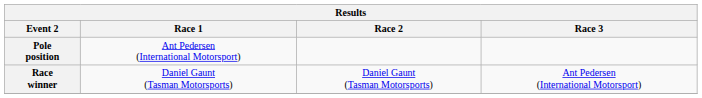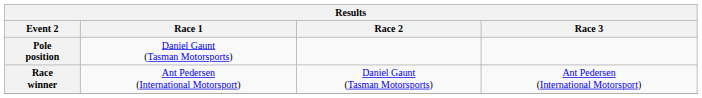(188, 50) Ant Pedersen (International Motorsport) -> (188, 50) Daniel Gaunt (Tasman Motorsports)
(188, 78) Daniel Gaunt (Tasman Motorsports) -> (188, 78) Ant Pedersen (International Motorsport)
